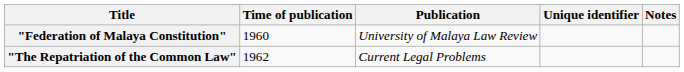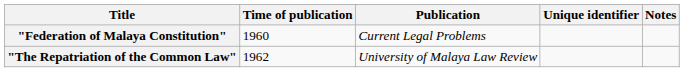(448, 35) University of Malaya Law Review -> (422, 35) Current Legal Problems
(422, 56) Current Legal Problems -> (448, 56) University of Malaya Law Review
